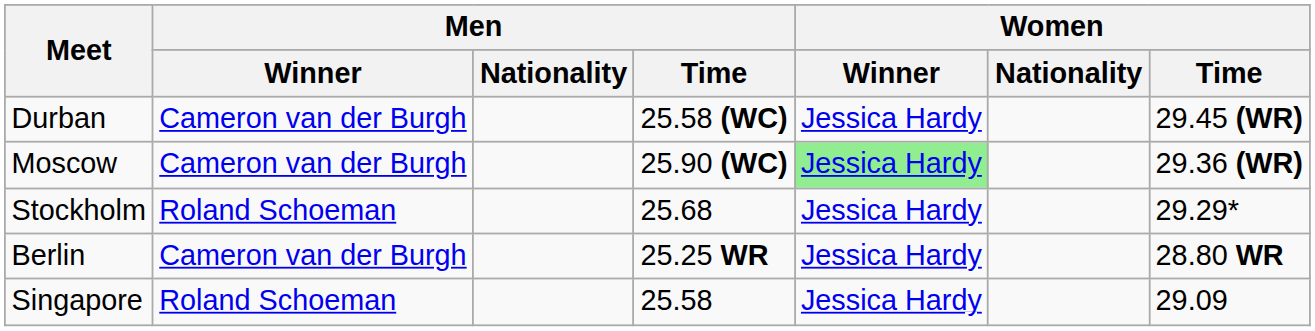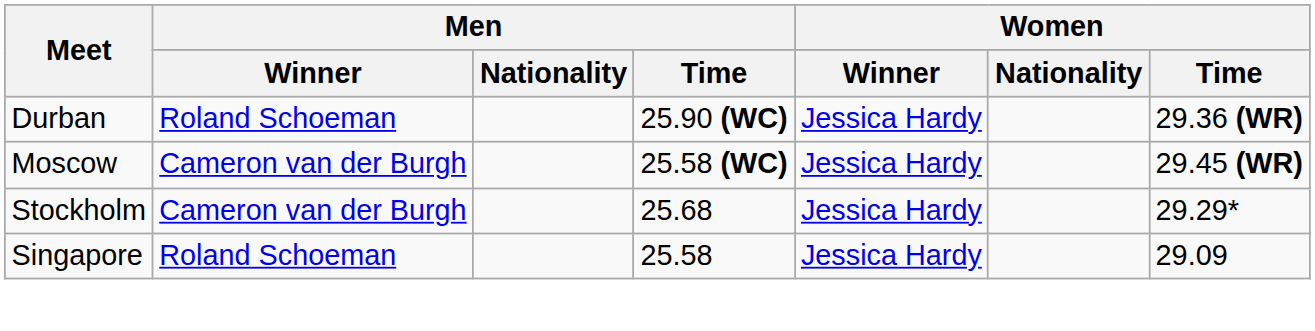(313, 118) Cameron van der Burgh -> (278, 118) Roland Schoeman
(714, 118) 25.58 (WC) -> (714, 118) 25.90 (WC)
(1229, 118) 29.45 (WR) -> (1229, 118) 29.36 (WR)
(714, 164) 25.90 (WC) -> (714, 164) 25.58 (WC)
(891, 164) lightgreen background -> (891, 164) no background
(1229, 164) 29.36 (WR) -> (1229, 164) 29.45 (WR)
(278, 210) Roland Schoeman -> (313, 210) Cameron van der Burgh
- row: (48, 255)
